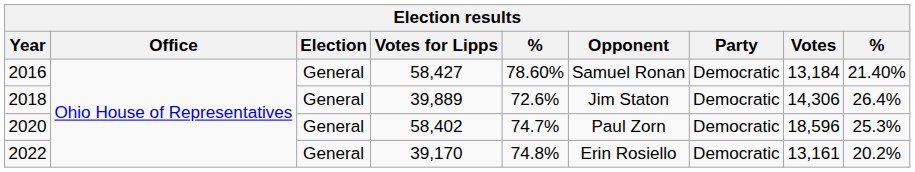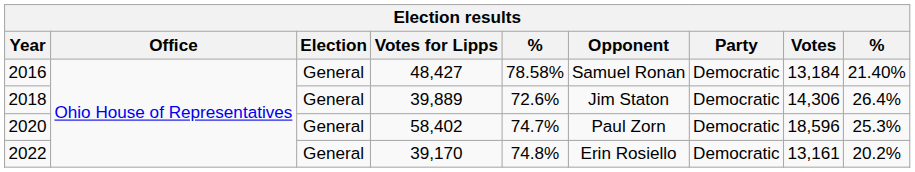(436, 72) 58,427 -> (436, 72) 48,427
(535, 72) 78.60% -> (535, 72) 78.58%
